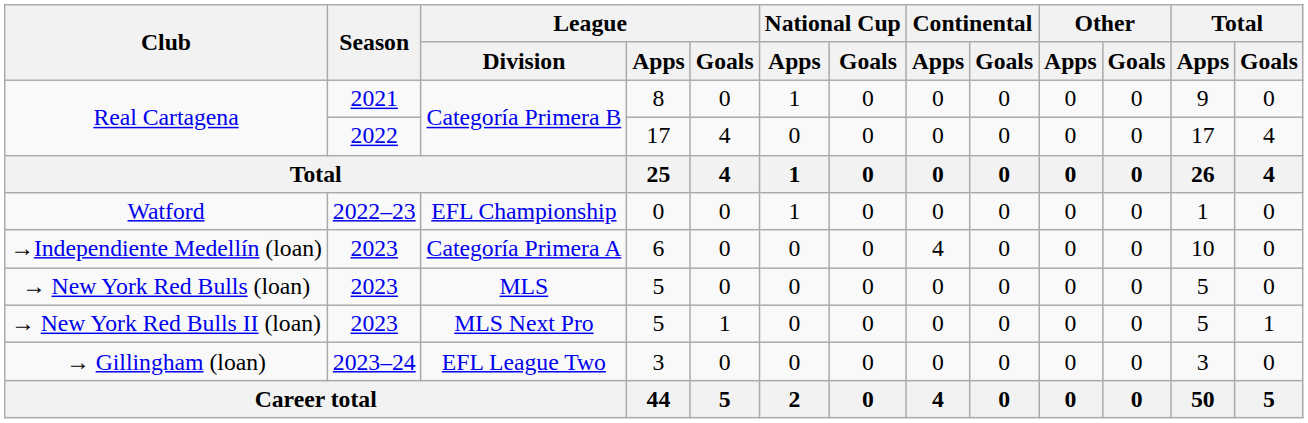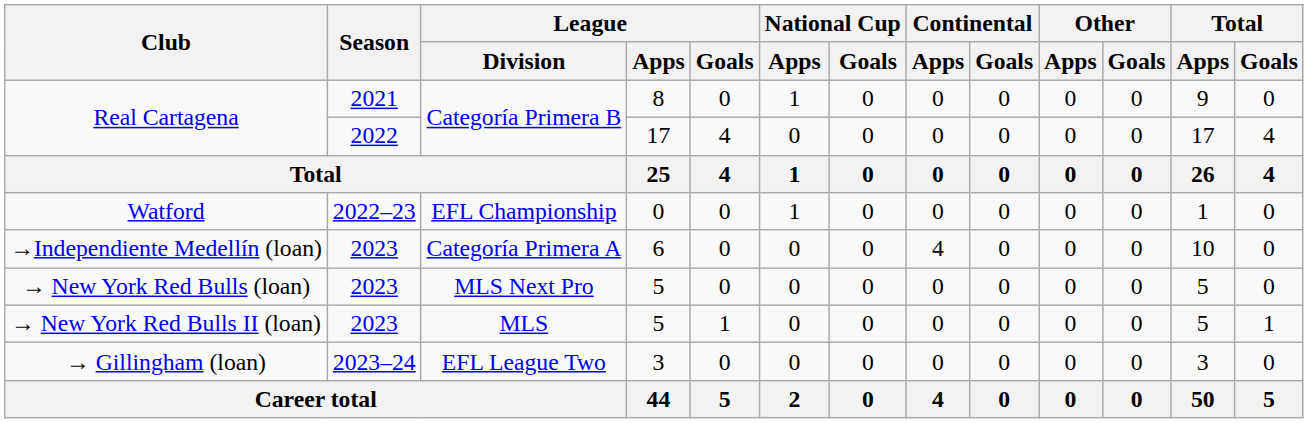(524, 286) MLS -> (524, 286) MLS Next Pro
(524, 323) MLS Next Pro -> (524, 323) MLS
